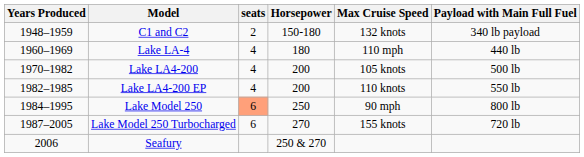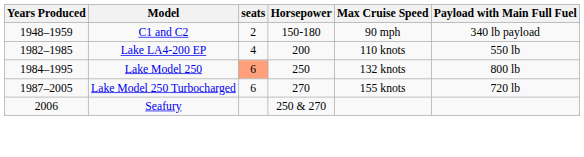(383, 32) 132 knots -> (383, 32) 90 mph
- row: (163, 50)
- row: (163, 69)
(383, 106) 90 mph -> (383, 69) 132 knots
